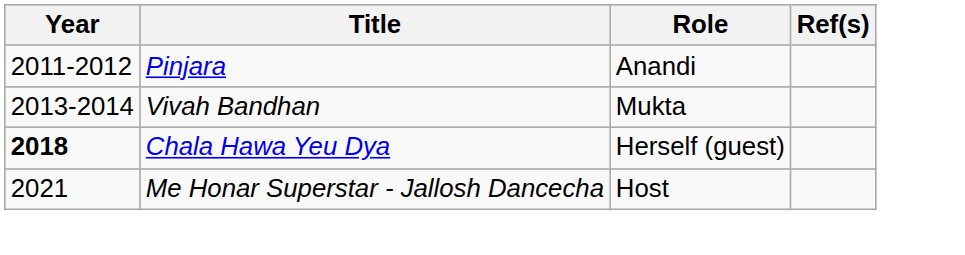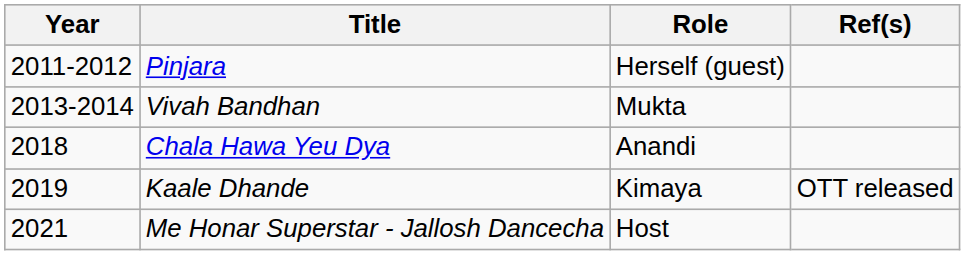(656, 65) Anandi -> (700, 65) Herself (guest)
(39, 147) bold -> (39, 147) normal
(700, 147) Herself (guest) -> (656, 147) Anandi
+ row: (227, 188)
